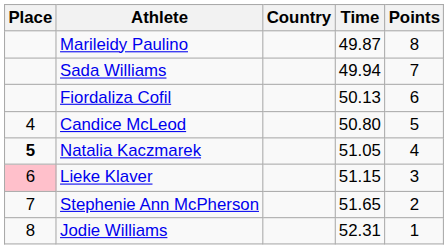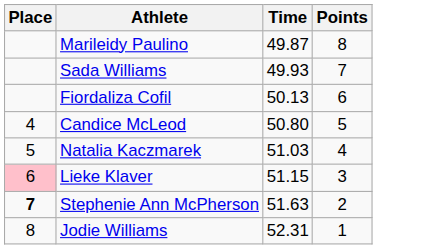- column: (299, 17)
(360, 71) 49.94 -> (288, 71) 49.93
(30, 151) bold -> (30, 151) normal
(360, 151) 51.05 -> (288, 151) 51.03
(30, 204) normal -> (30, 204) bold
(360, 204) 51.65 -> (288, 204) 51.63
